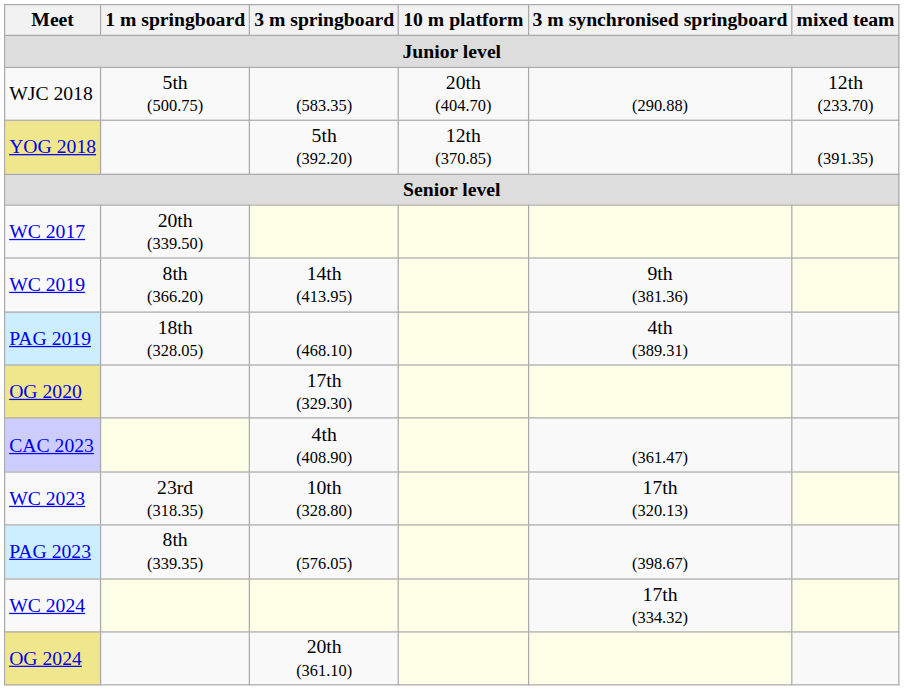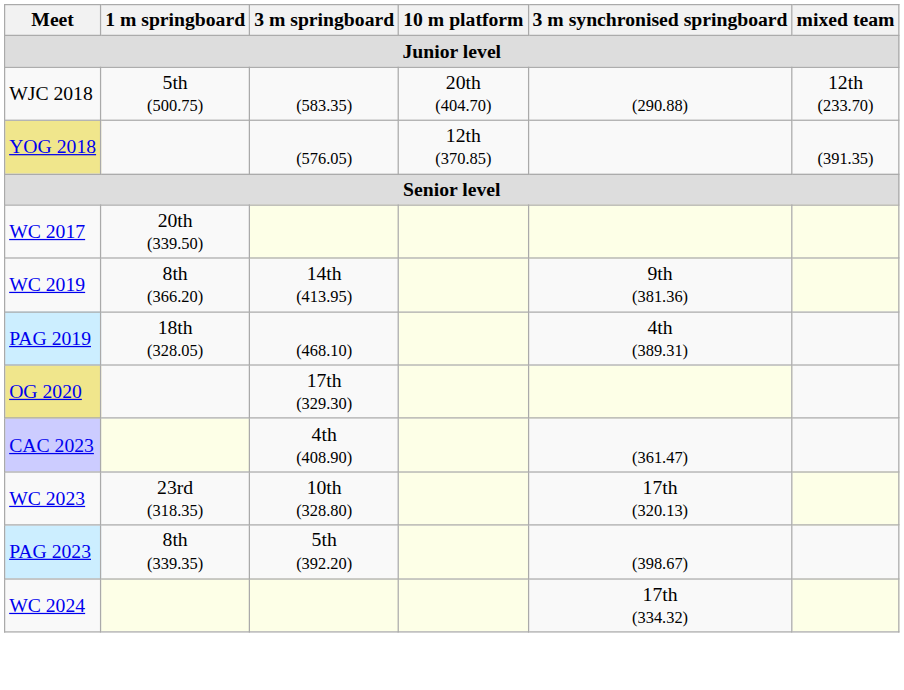(324, 146) 5th (392.20) -> (324, 159) (576.05)
(324, 563) (576.05) -> (324, 551) 5th (392.20)
- row: (46, 658)
